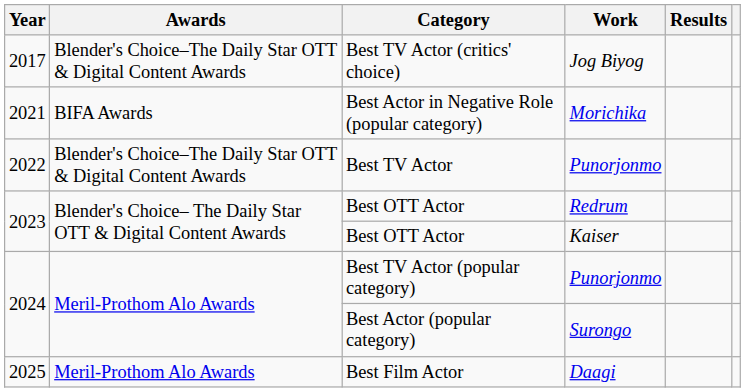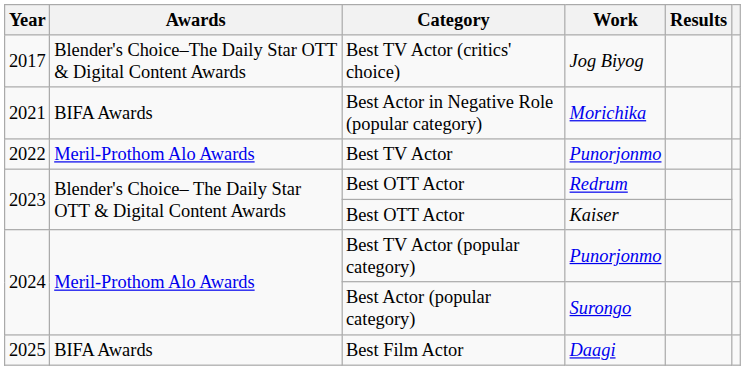(196, 165) Blender's Choice–The Daily Star OTT & Digital Content Awards -> (154, 154) Meril-Prothom Alo Awards
(154, 371) Meril-Prothom Alo Awards -> (103, 349) BIFA Awards
